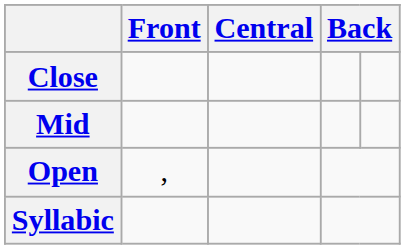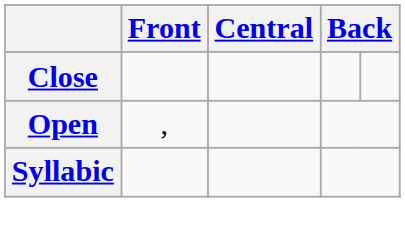- row: (63, 123)
